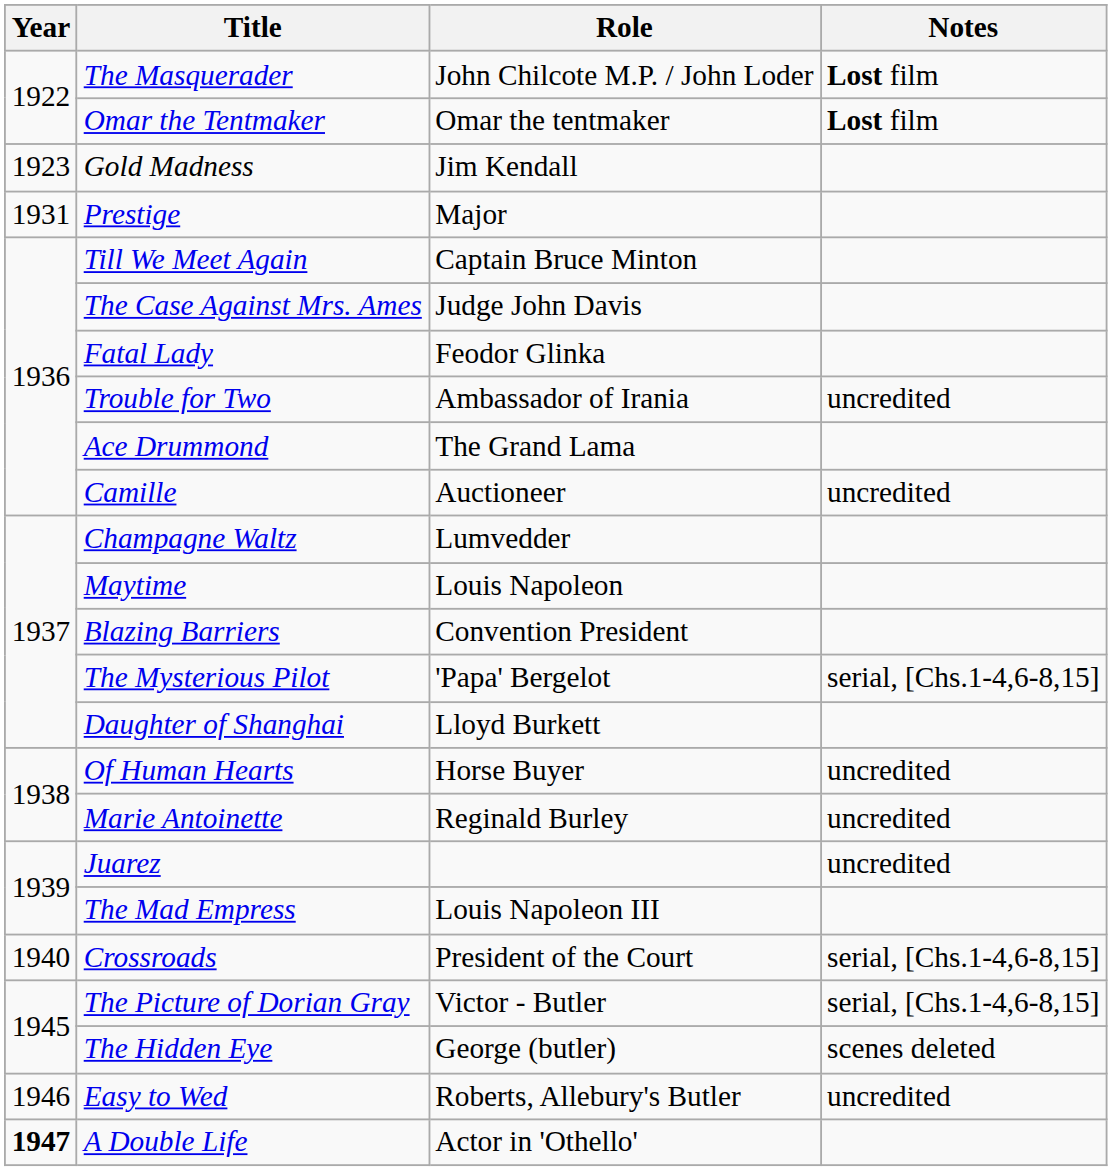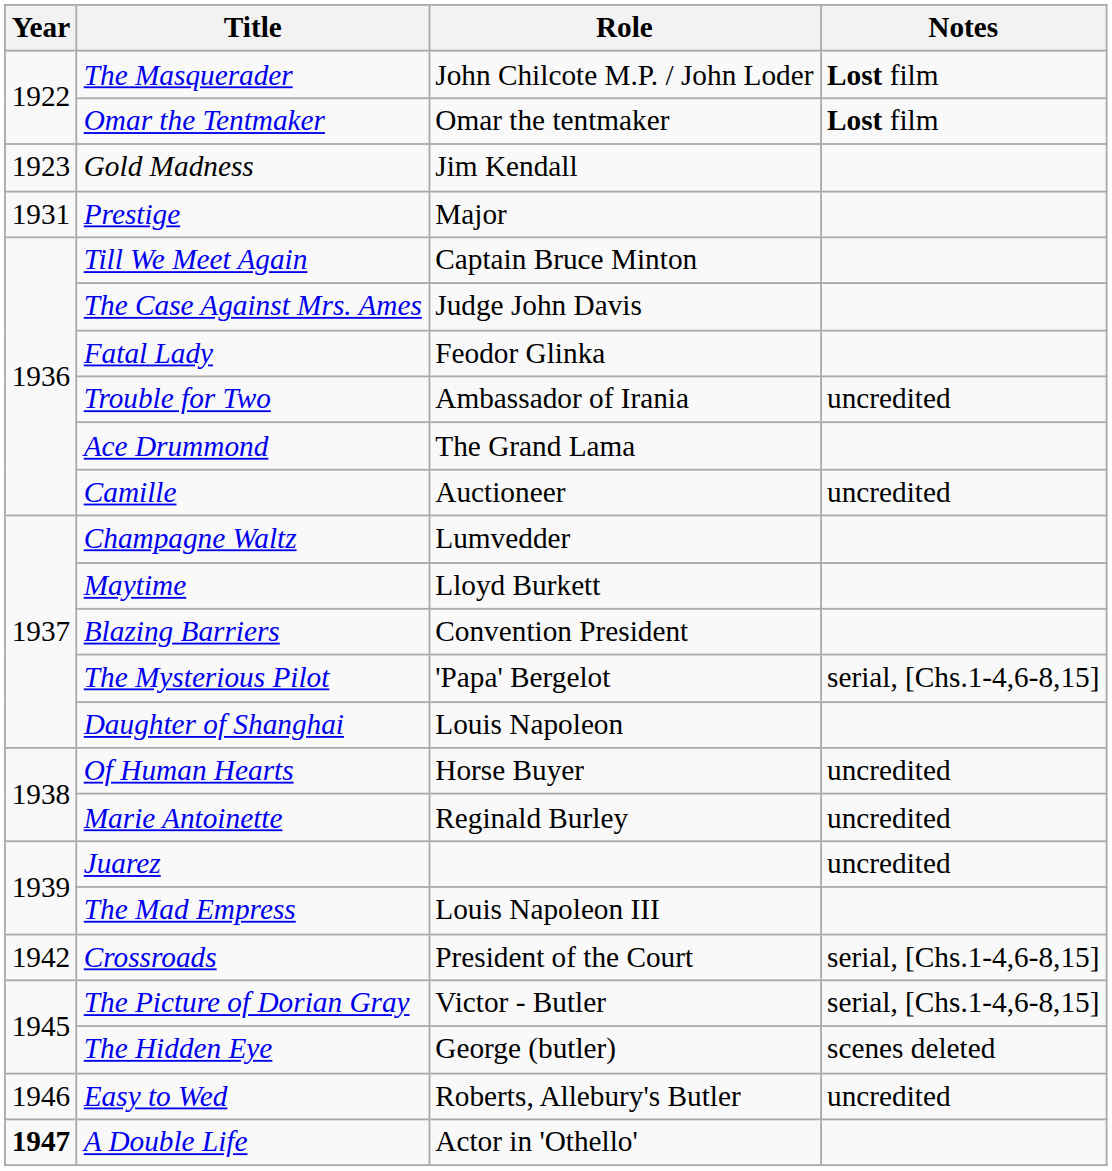(529, 584) Louis Napoleon -> (518, 584) Lloyd Burkett
(518, 724) Lloyd Burkett -> (529, 724) Louis Napoleon
(41, 956) 1940 -> (41, 956) 1942
